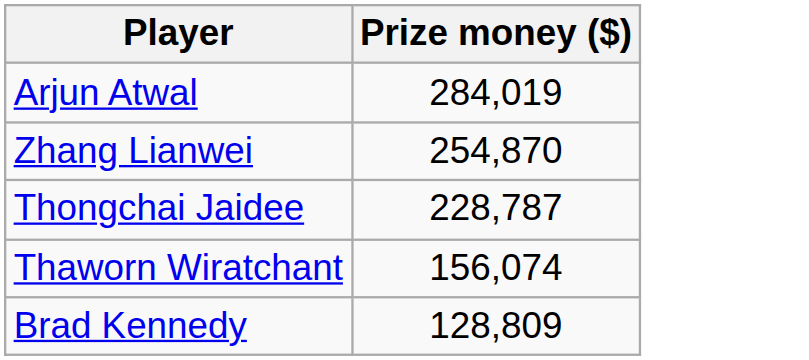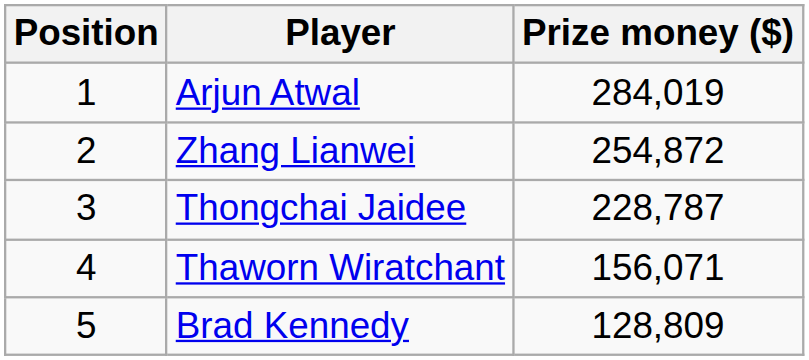+ column: (86, 33)
(496, 150) 254,870 -> (658, 150) 254,872
(496, 267) 156,074 -> (658, 267) 156,071
